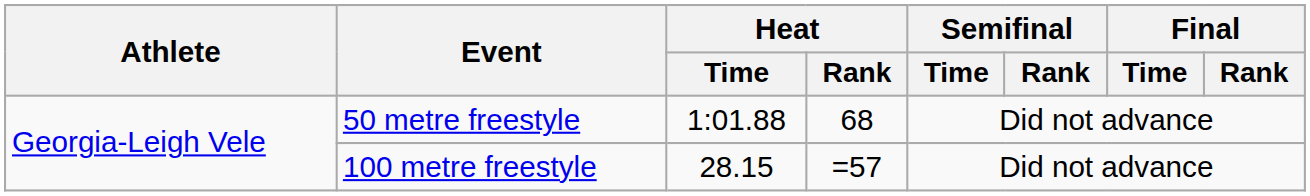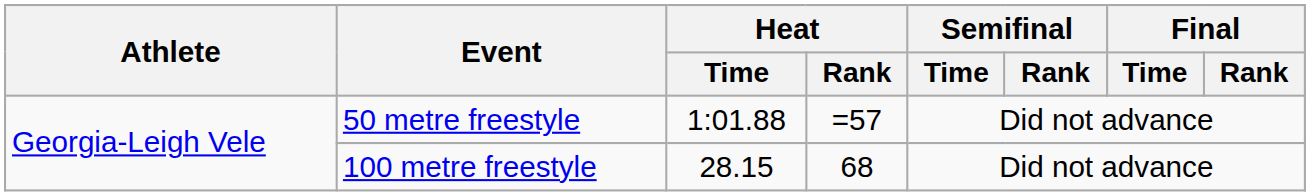(857, 120) 68 -> (857, 120) =57
(857, 167) =57 -> (857, 167) 68
